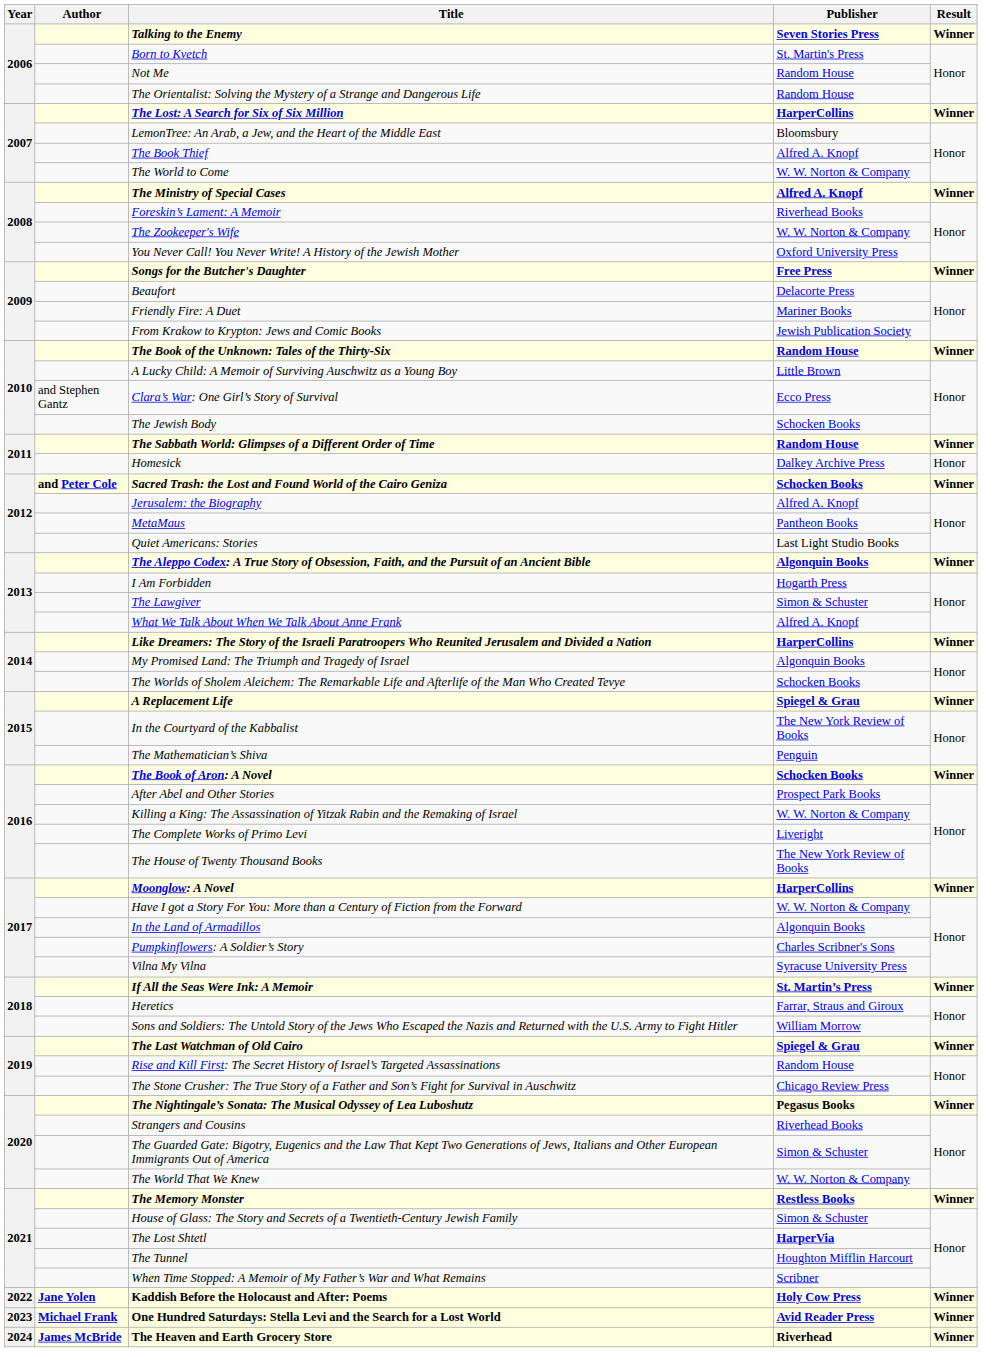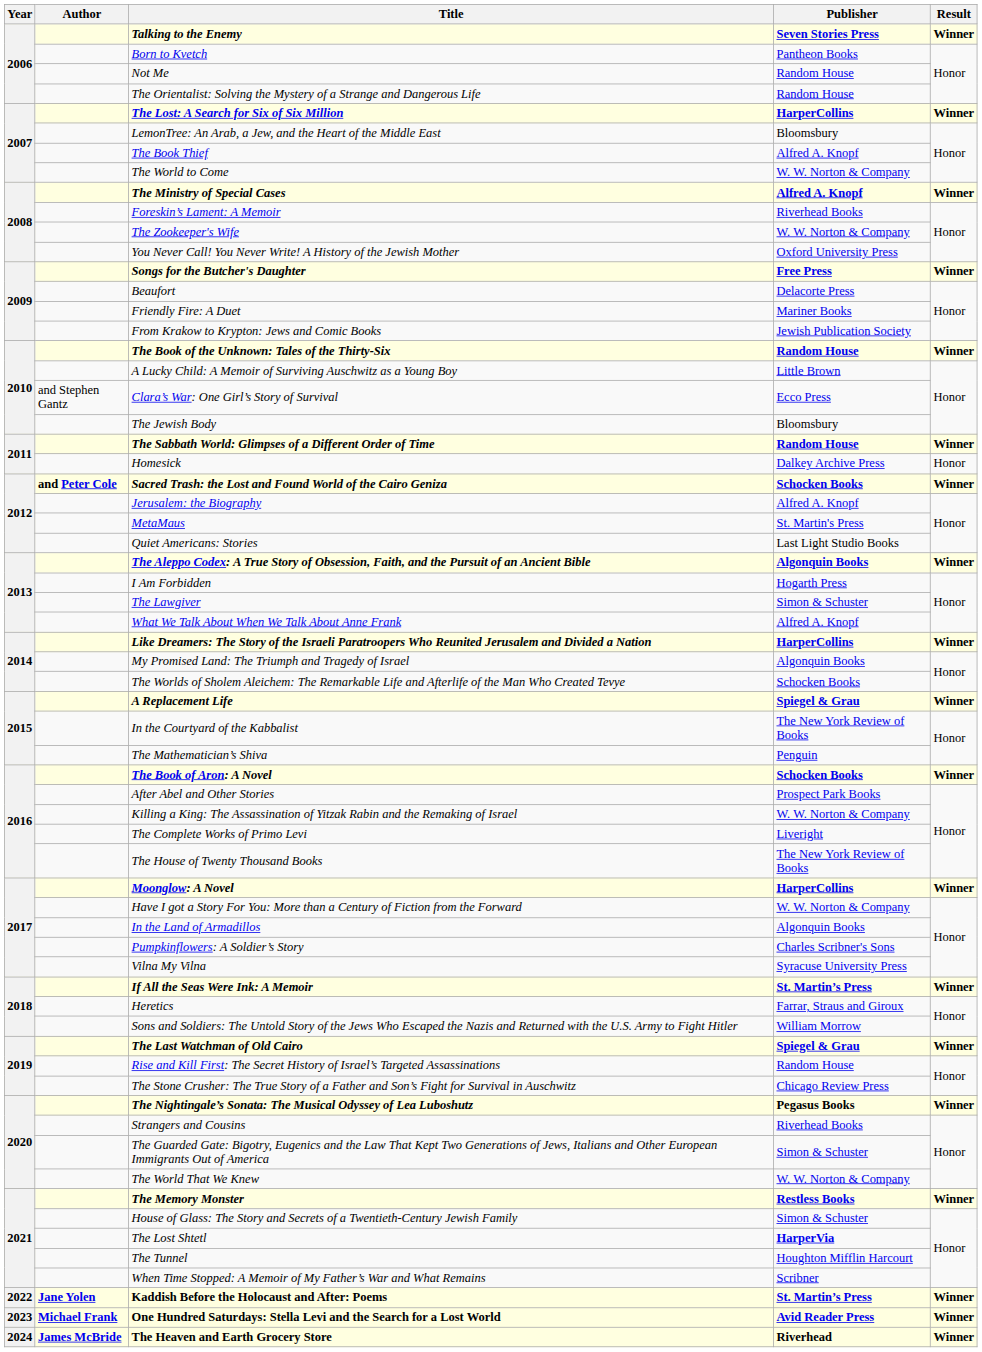(820, 53) St. Martin's Press -> (817, 53) Pantheon Books
(818, 424) Schocken Books -> (807, 424) Bloomsbury
(817, 523) Pantheon Books -> (820, 523) St. Martin's Press
(819, 1297) Holy Cow Press -> (824, 1297) St. Martin’s Press
